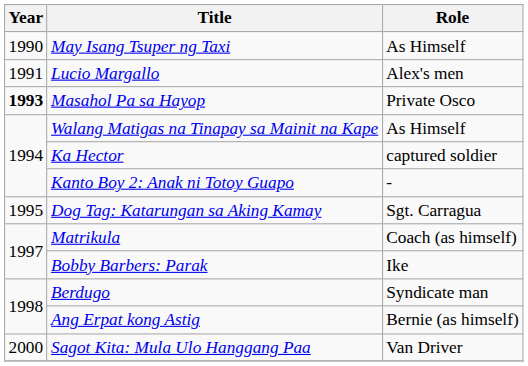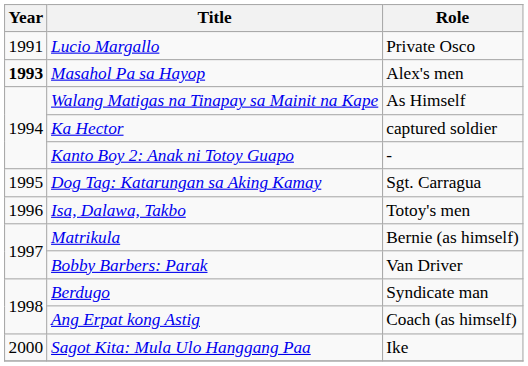- row: (141, 45)
(425, 73) Alex's men -> (431, 45) Private Osco
(431, 100) Private Osco -> (425, 73) Alex's men
+ row: (118, 210)
(451, 237) Coach (as himself) -> (452, 237) Bernie (as himself)
(397, 264) Ike -> (424, 264) Van Driver
(452, 319) Bernie (as himself) -> (451, 319) Coach (as himself)
(424, 347) Van Driver -> (397, 347) Ike
